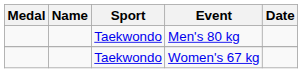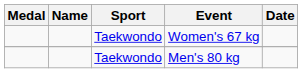rows swapped: (204, 36) <-> (214, 58)
